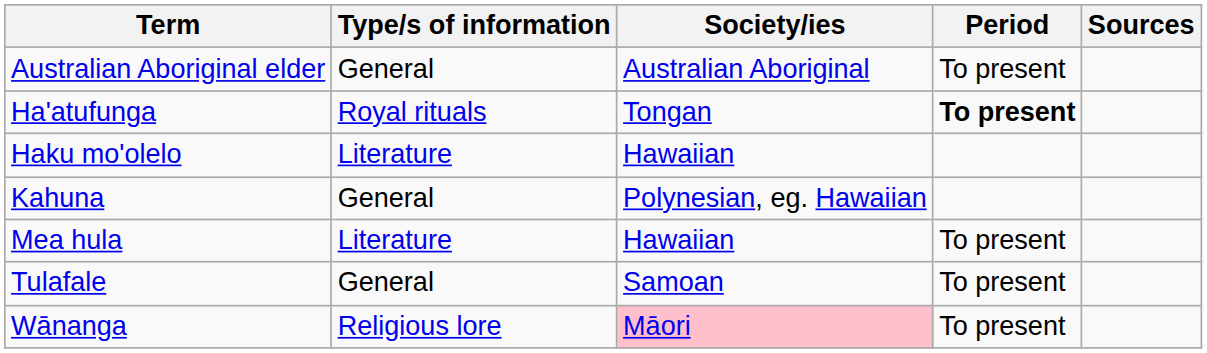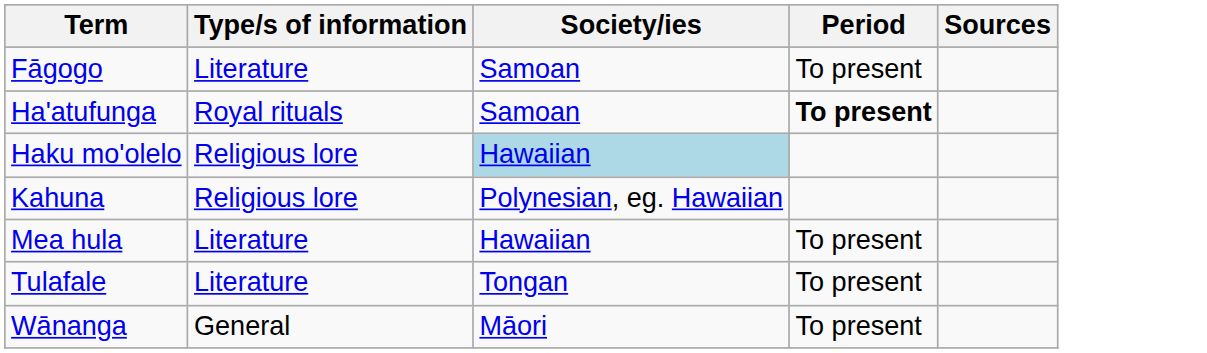- row: (168, 68)
+ row: (57, 68)
(667, 111) Tongan -> (530, 111) Samoan
(395, 154) Literature -> (276, 154) Religious lore
(679, 154) no background -> (535, 154) lightblue background
(386, 197) General -> (276, 197) Religious lore
(386, 283) General -> (251, 283) Literature
(673, 283) Samoan -> (524, 283) Tongan
(420, 326) Religious lore -> (242, 326) General
(657, 326) pink background -> (513, 326) no background
